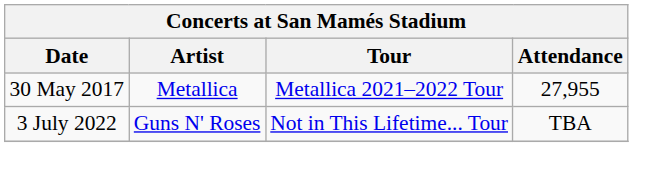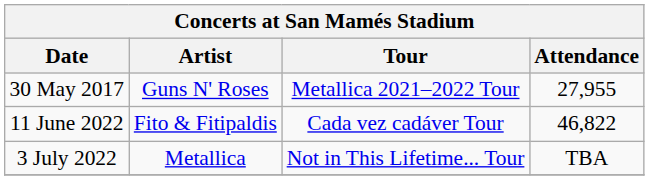(197, 89) Metallica -> (205, 89) Guns N' Roses
+ row: (67, 123)
(197, 123) Guns N' Roses -> (205, 157) Metallica
